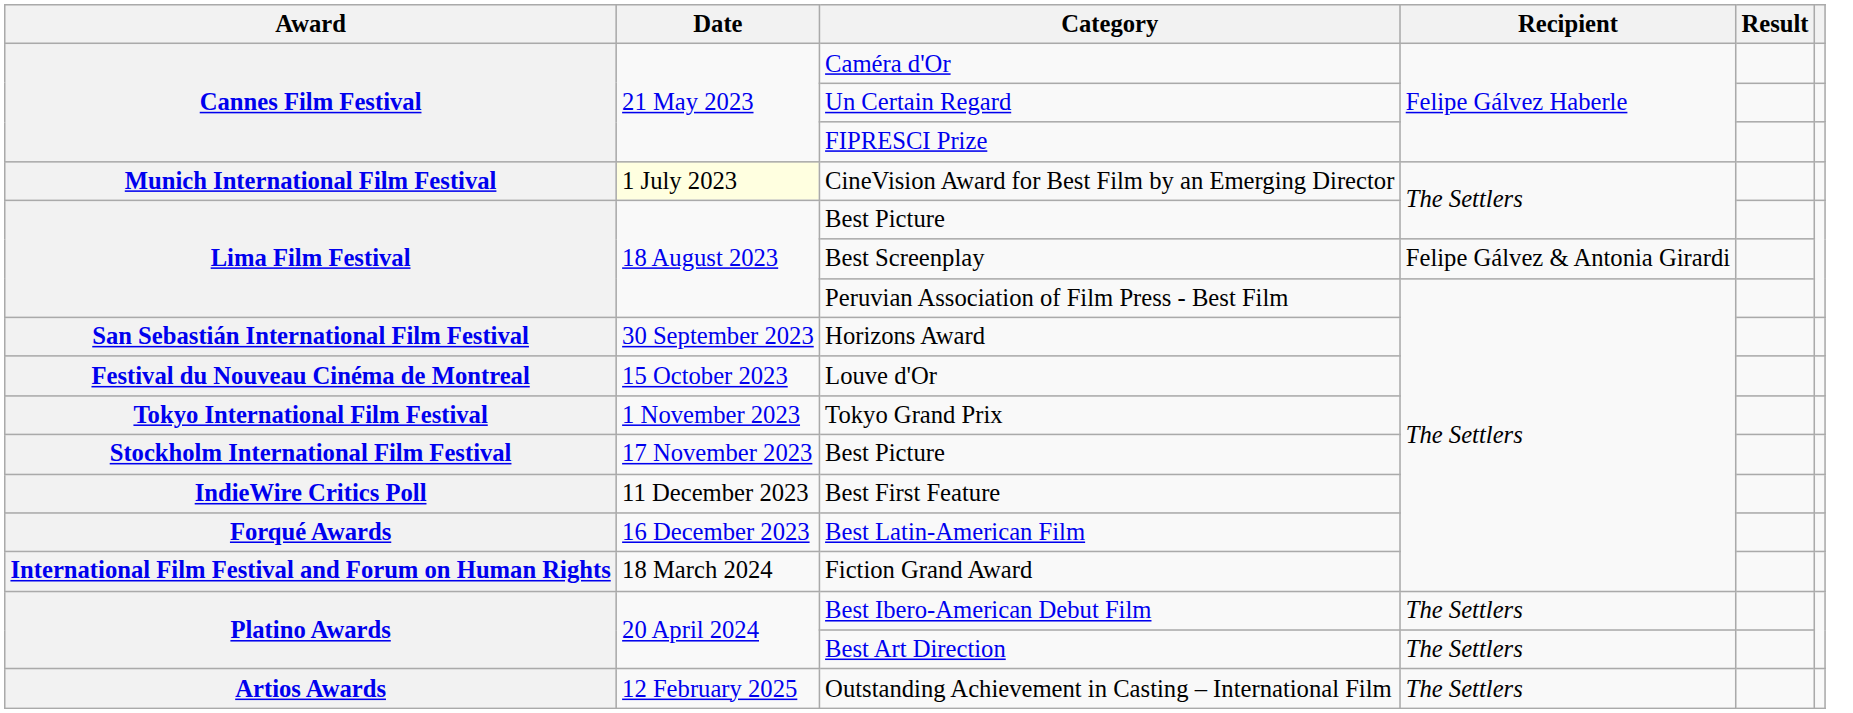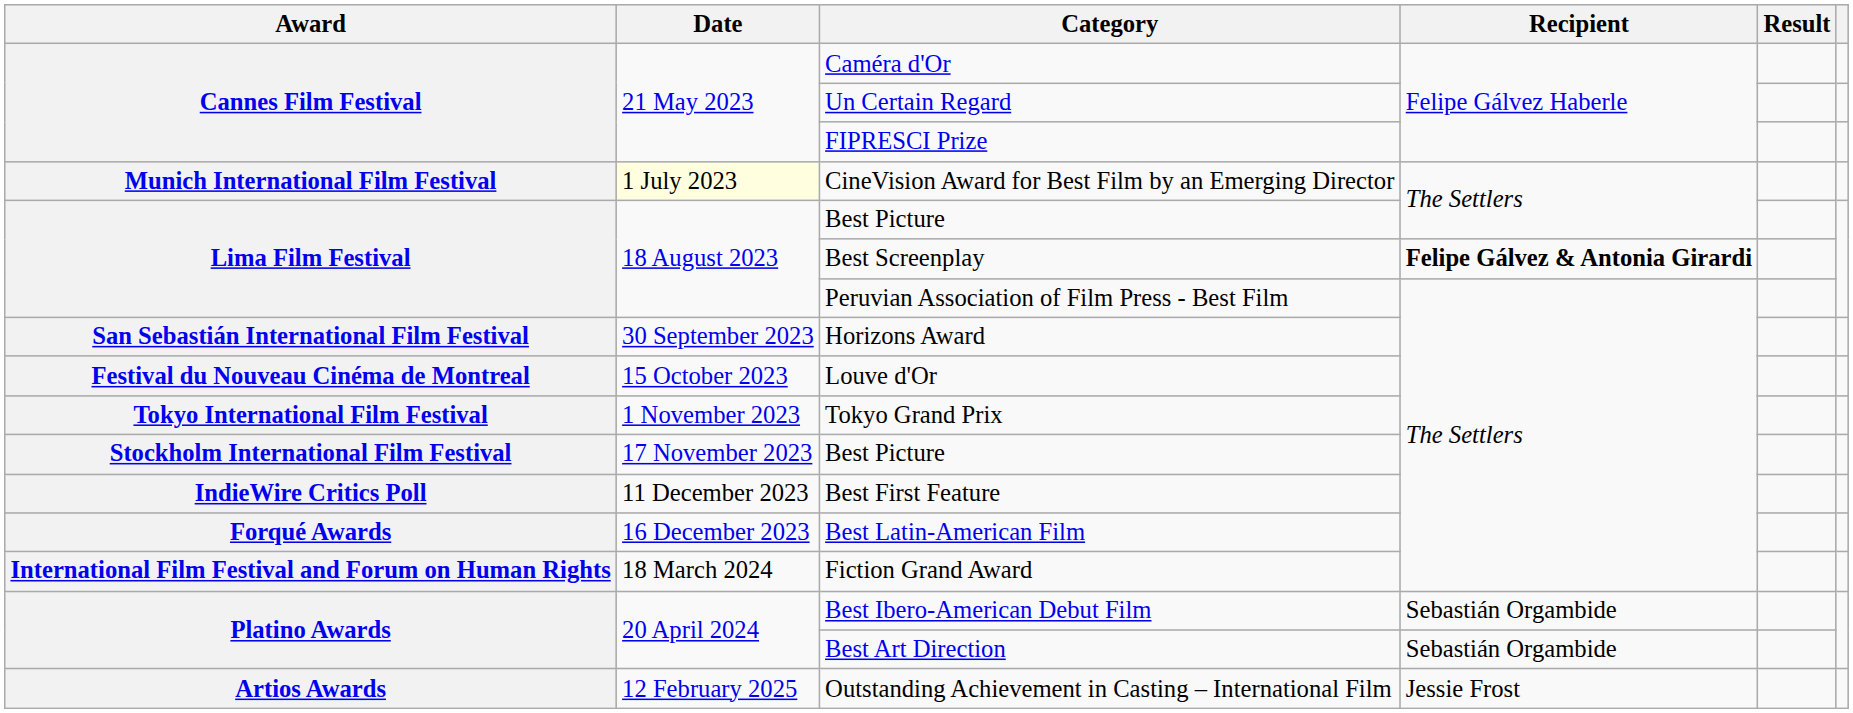(1568, 258) normal -> (1579, 258) bold
(1464, 610) The Settlers -> (1511, 610) Sebastián Orgambide
(1464, 649) The Settlers -> (1511, 649) Sebastián Orgambide
(1464, 688) The Settlers -> (1463, 688) Jessie Frost
